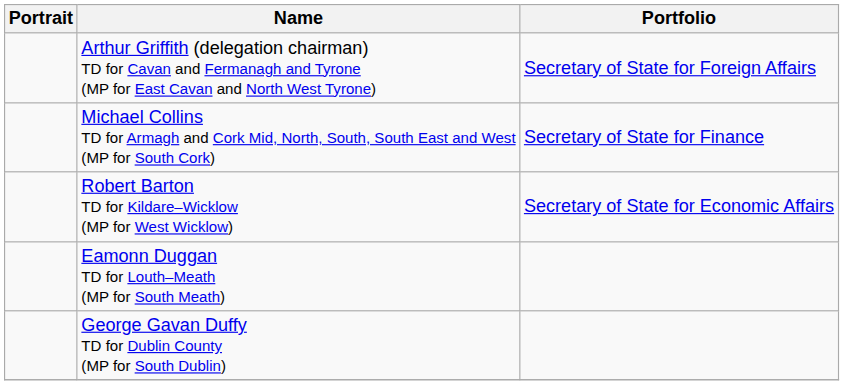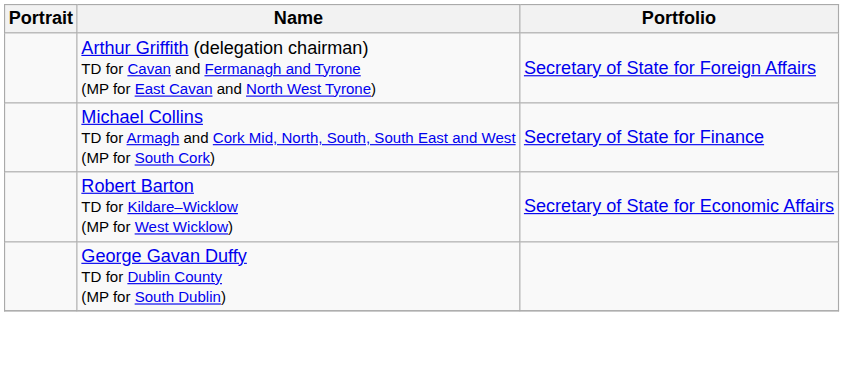- row: (153, 275)
